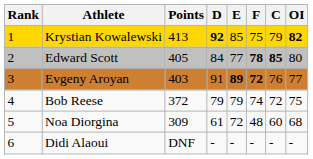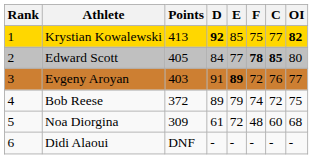(276, 36) 79 -> (276, 36) 77
(256, 79) bold -> (256, 79) normal
(217, 100) 79 -> (217, 100) 89
